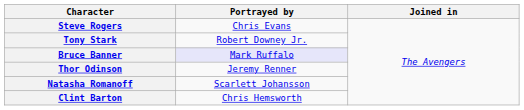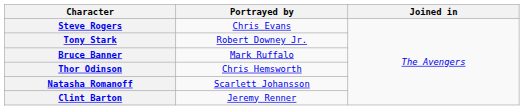(262, 55) lavender background -> (262, 55) no background
(262, 69) Jeremy Renner -> (262, 69) Chris Hemsworth
(262, 98) Chris Hemsworth -> (262, 98) Jeremy Renner
